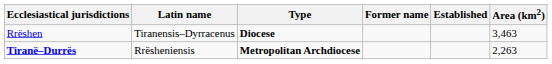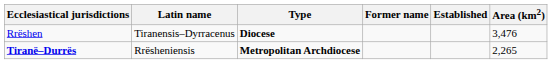(505, 33) 3,463 -> (505, 33) 3,476
(505, 50) 2,263 -> (505, 50) 2,265
